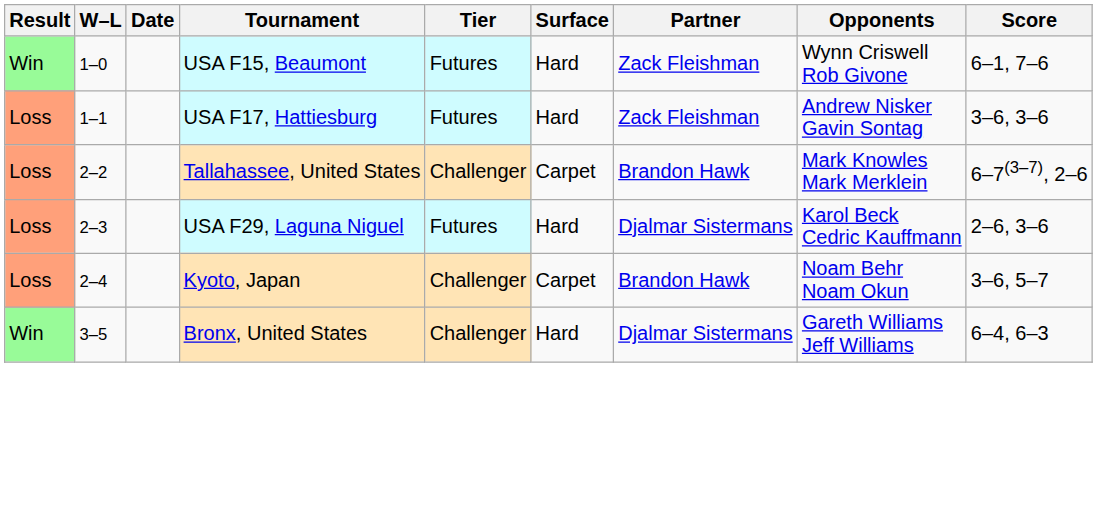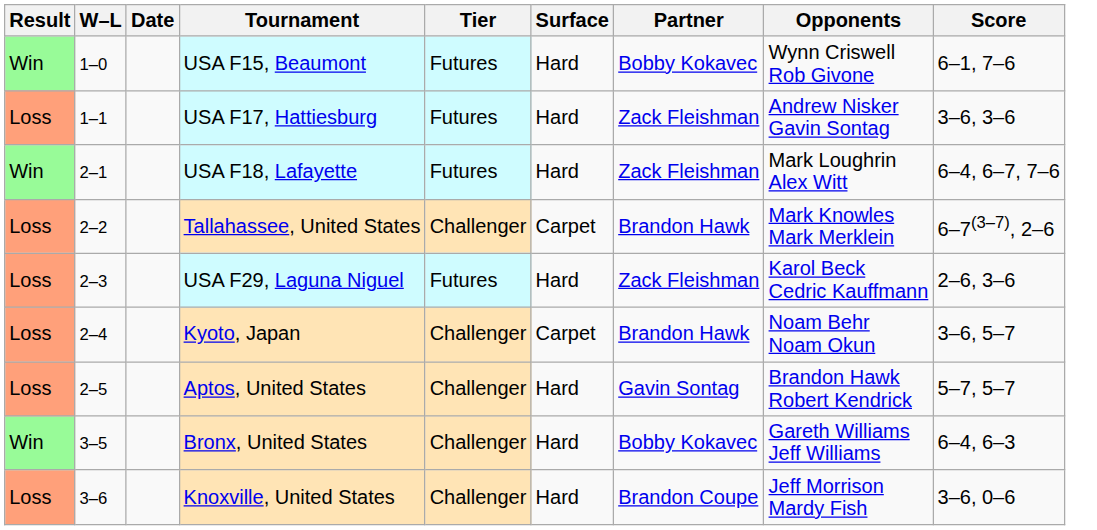(689, 63) Zack Fleishman -> (688, 63) Bobby Kokavec
+ row: (270, 171)
(705, 225) Djalmar Sistermans -> (689, 280) Zack Fleishman
+ row: (275, 388)
(705, 334) Djalmar Sistermans -> (688, 442) Bobby Kokavec
+ row: (289, 497)
